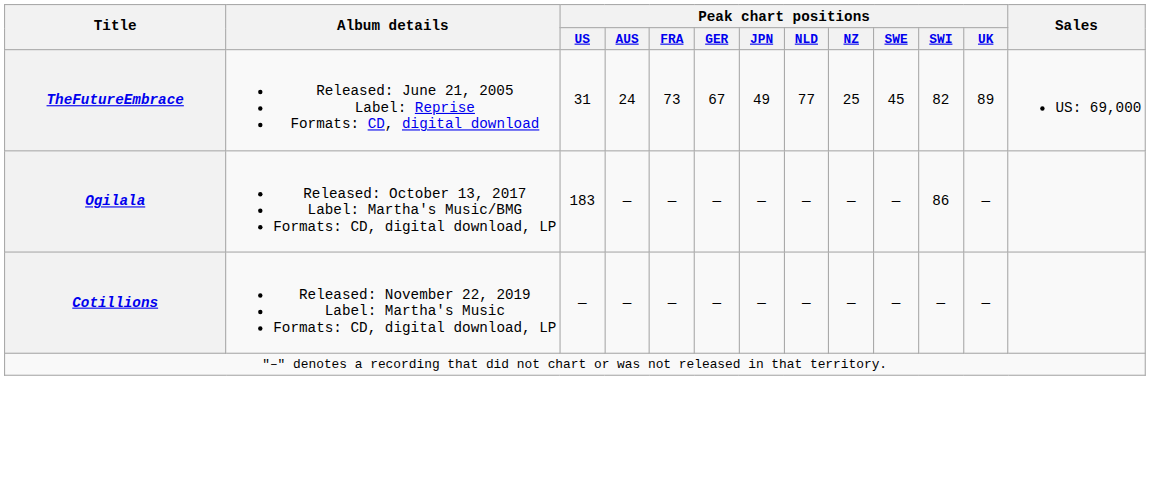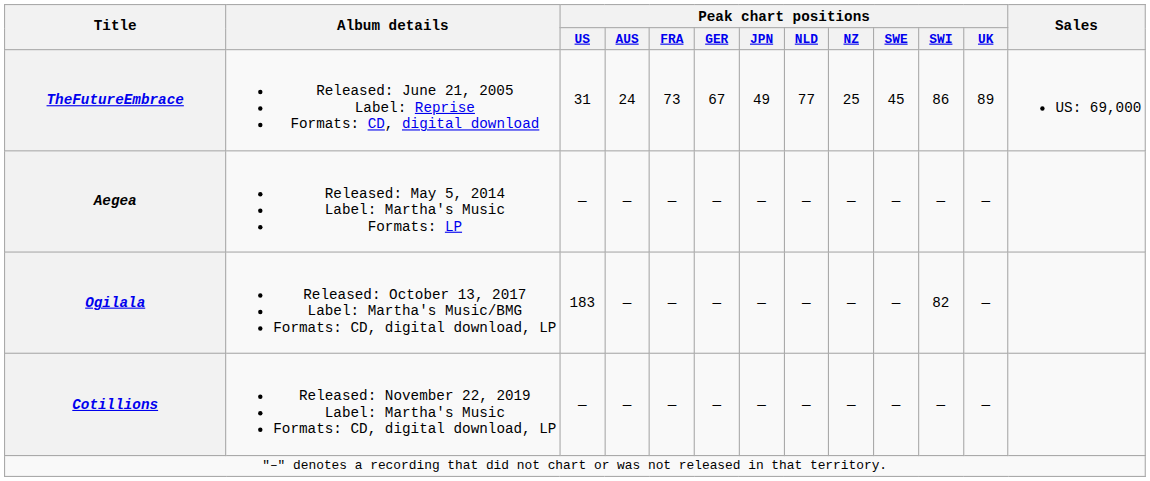(941, 100) 82 -> (941, 100) 86
+ row: (115, 202)
(941, 202) 86 -> (941, 303) 82
